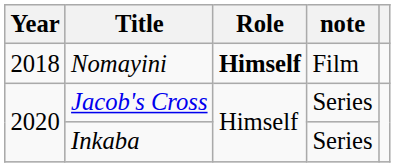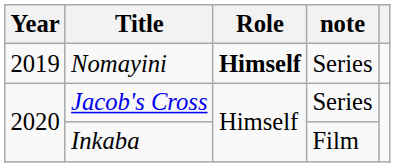(35, 63) 2018 -> (35, 63) 2019
(336, 63) Film -> (342, 63) Series
(342, 141) Series -> (336, 141) Film
